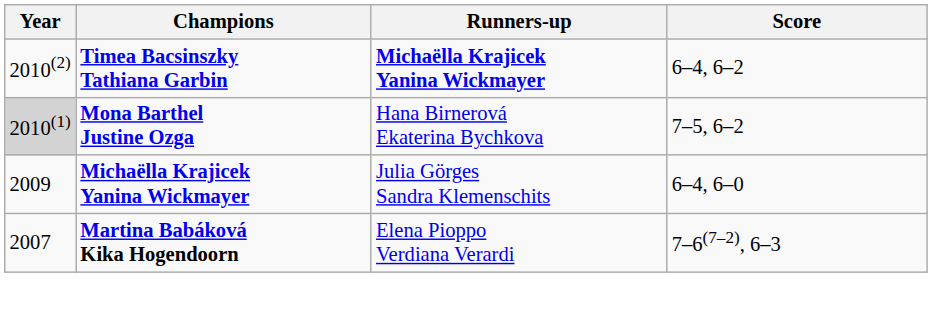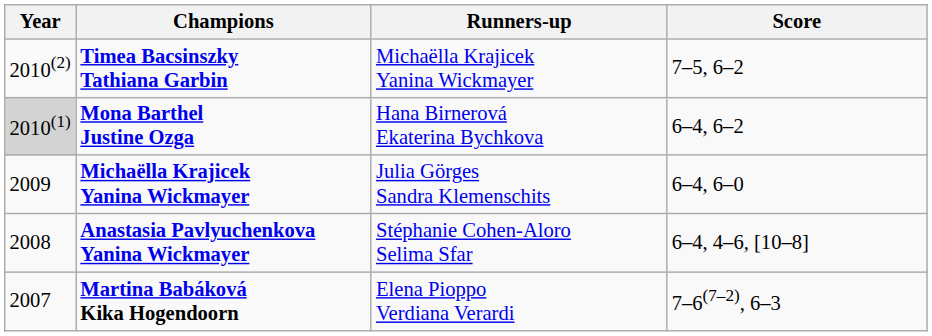(461, 67) bold -> (455, 67) normal
(708, 67) 6–4, 6–2 -> (708, 67) 7–5, 6–2
(708, 126) 7–5, 6–2 -> (708, 126) 6–4, 6–2
+ row: (198, 242)
